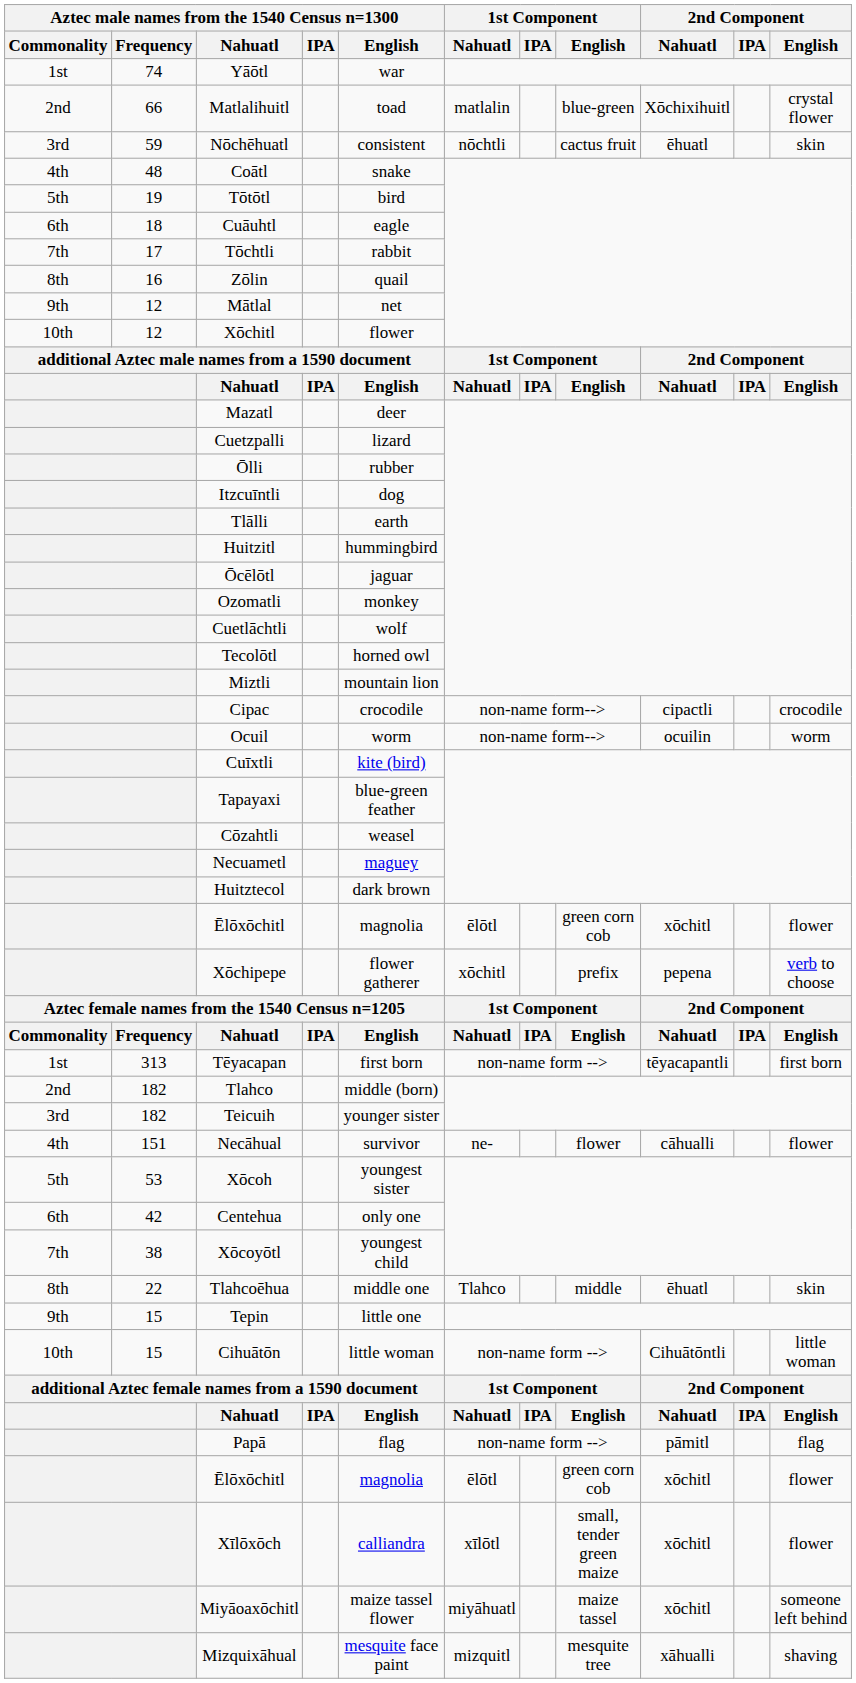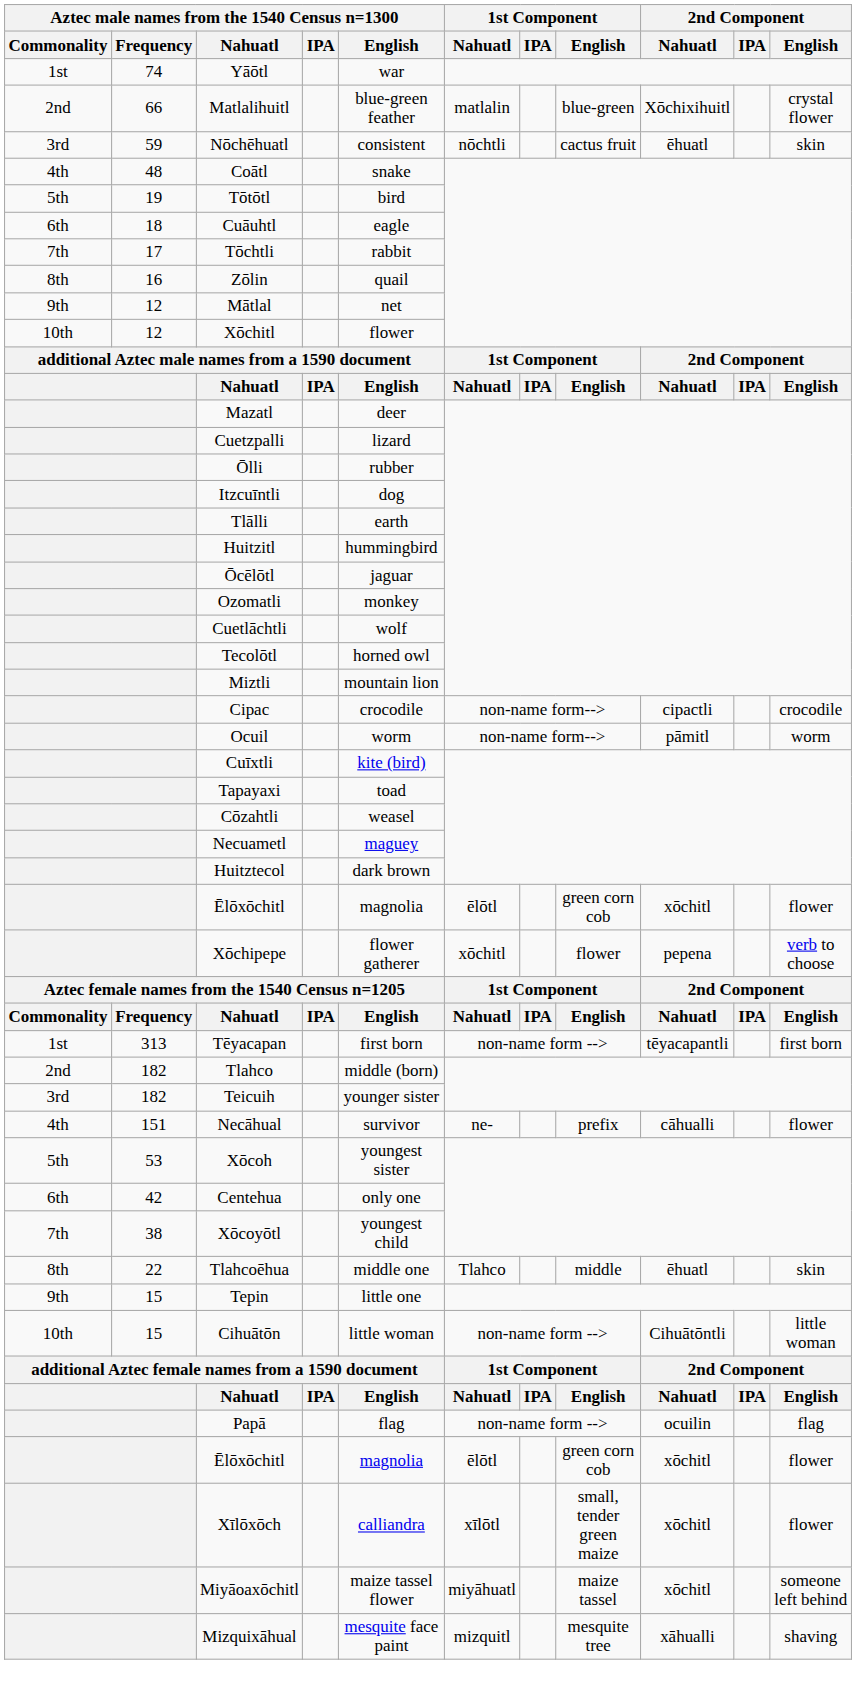(391, 108) toad -> (391, 108) blue-green feather
(687, 736) ocuilin -> (687, 736) pāmitl
(391, 799) blue-green feather -> (391, 790) toad
(598, 972) prefix -> (598, 953) flower
(598, 1143) flower -> (598, 1124) prefix
(687, 1442) pāmitl -> (687, 1423) ocuilin
